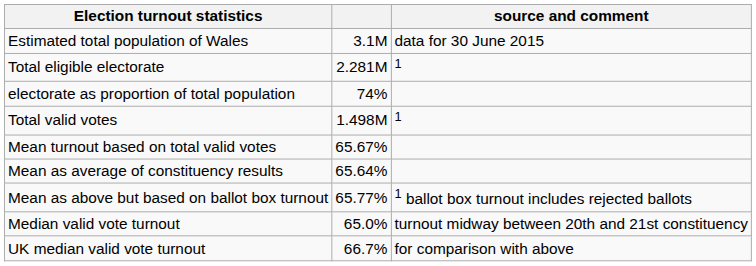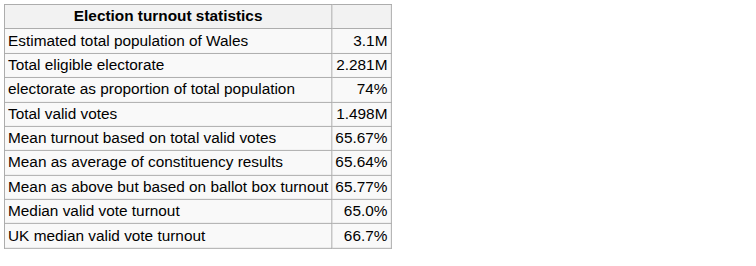- column: (571, 16)
